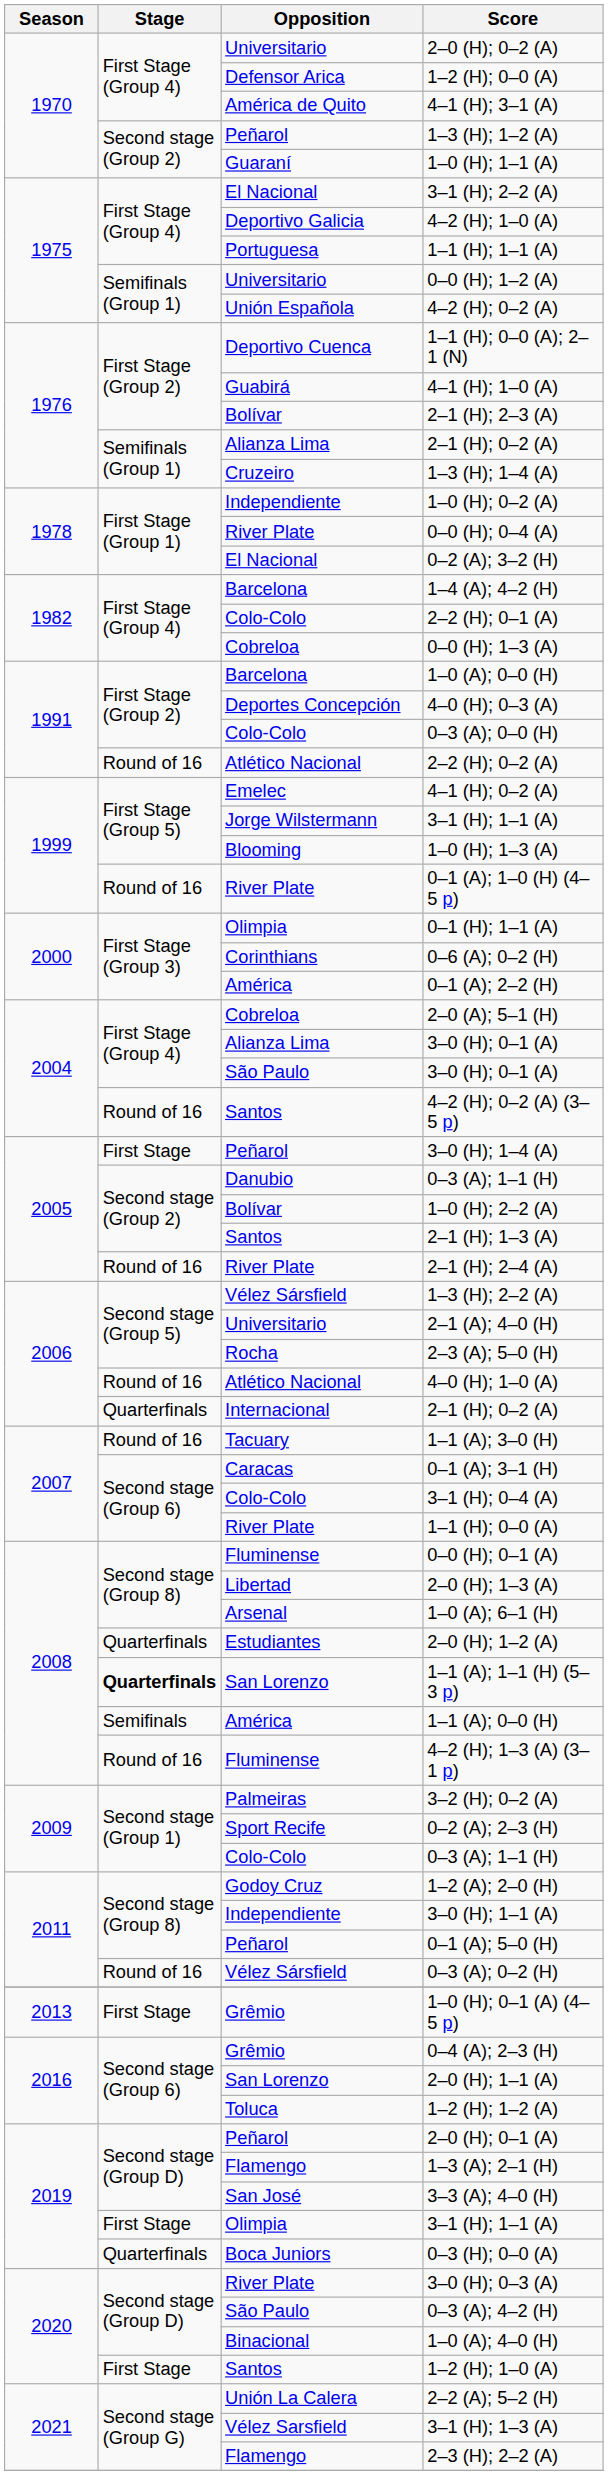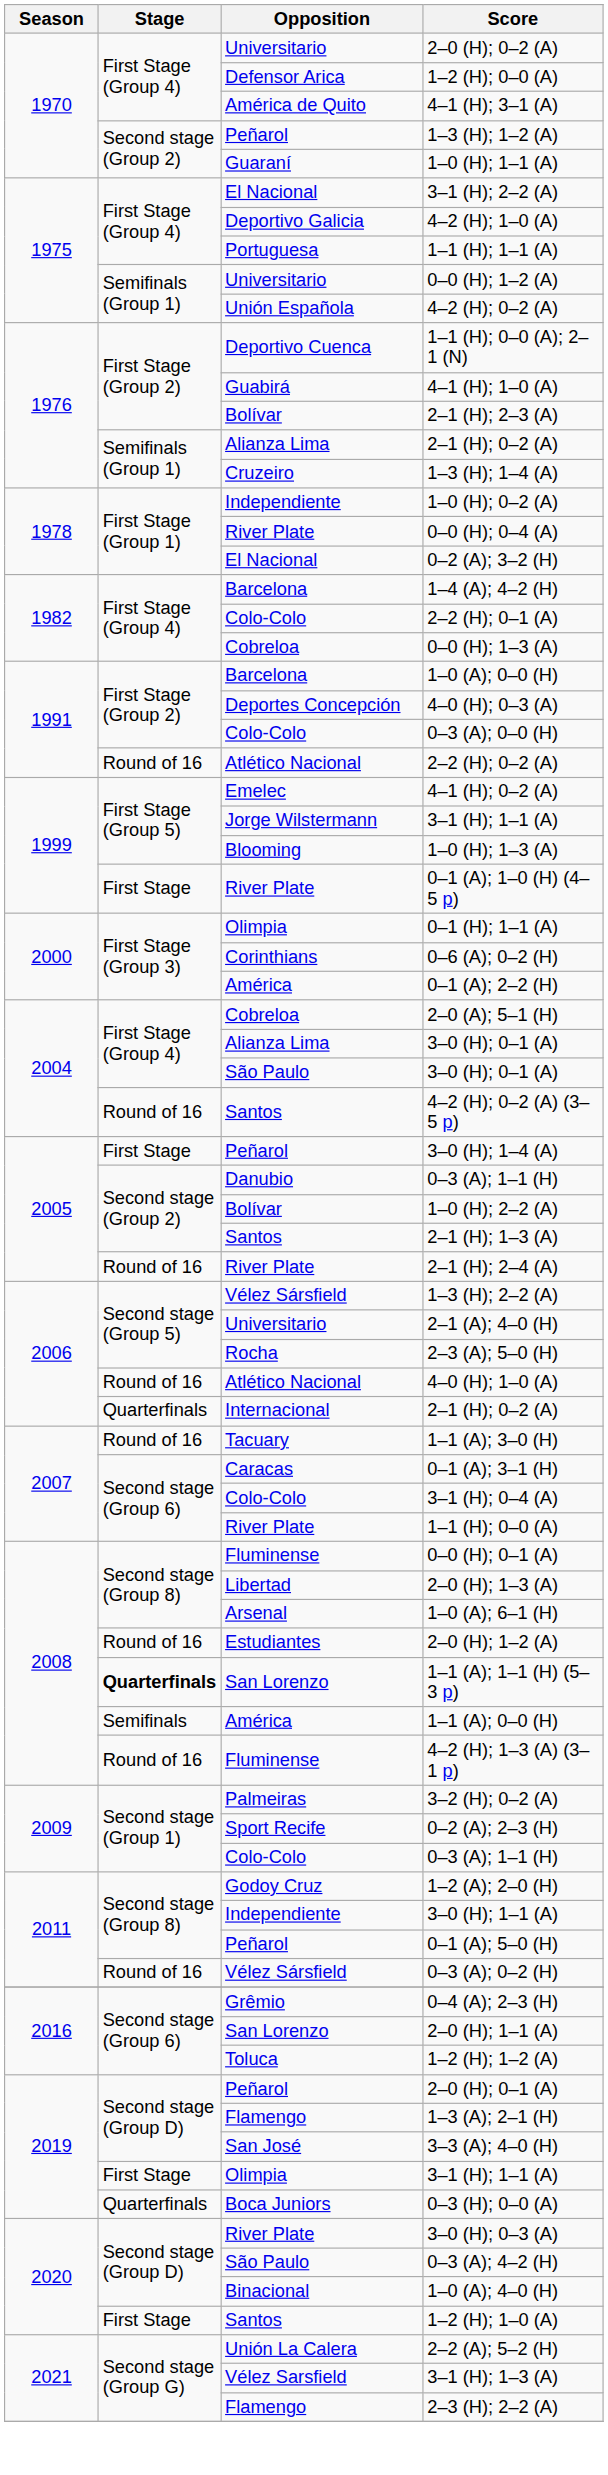(152, 888) Round of 16 -> (147, 888) First Stage
(155, 1642) Quarterfinals -> (152, 1642) Round of 16
- row: (255, 2012)
